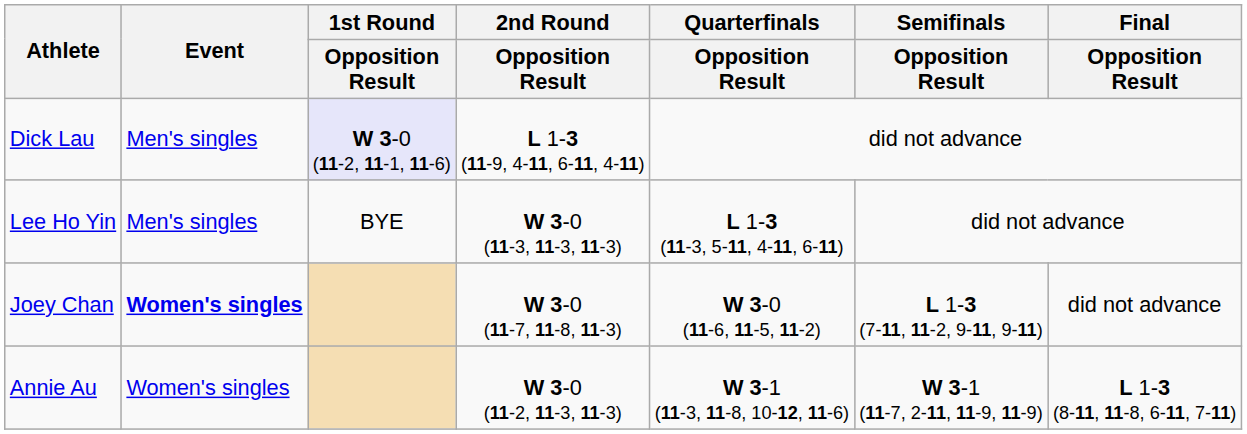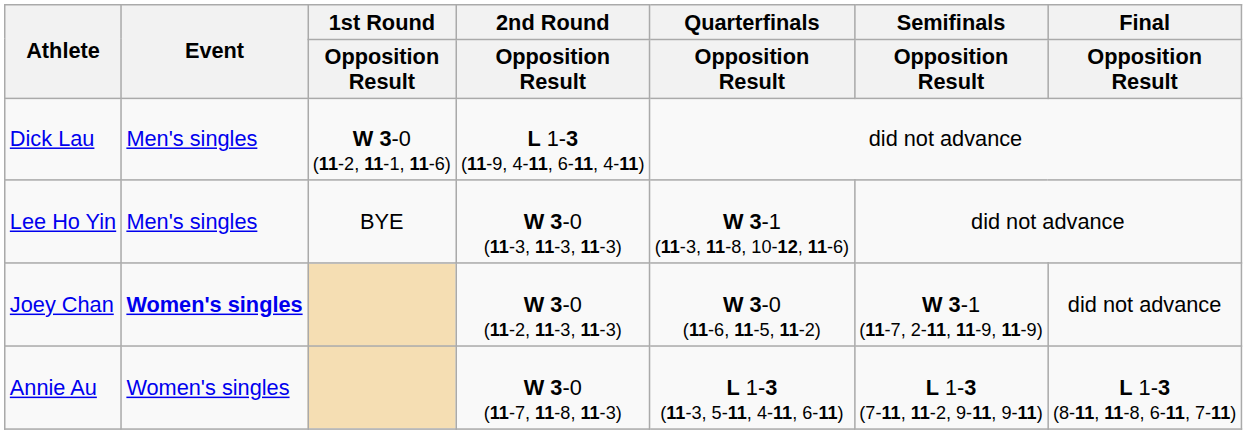(382, 151) lavender background -> (382, 151) no background
(752, 234) L 1-3 (11-3, 5-11, 4-11, 6-11) -> (752, 234) W 3-1 (11-3, 11-8, 10-12, 11-6)
(553, 317) W 3-0 (11-7, 11-8, 11-3) -> (553, 317) W 3-0 (11-2, 11-3, 11-3)
(951, 317) L 1-3 (7-11, 11-2, 9-11, 9-11) -> (951, 317) W 3-1 (11-7, 2-11, 11-9, 11-9)
(553, 399) W 3-0 (11-2, 11-3, 11-3) -> (553, 399) W 3-0 (11-7, 11-8, 11-3)
(752, 399) W 3-1 (11-3, 11-8, 10-12, 11-6) -> (752, 399) L 1-3 (11-3, 5-11, 4-11, 6-11)
(951, 399) W 3-1 (11-7, 2-11, 11-9, 11-9) -> (951, 399) L 1-3 (7-11, 11-2, 9-11, 9-11)
